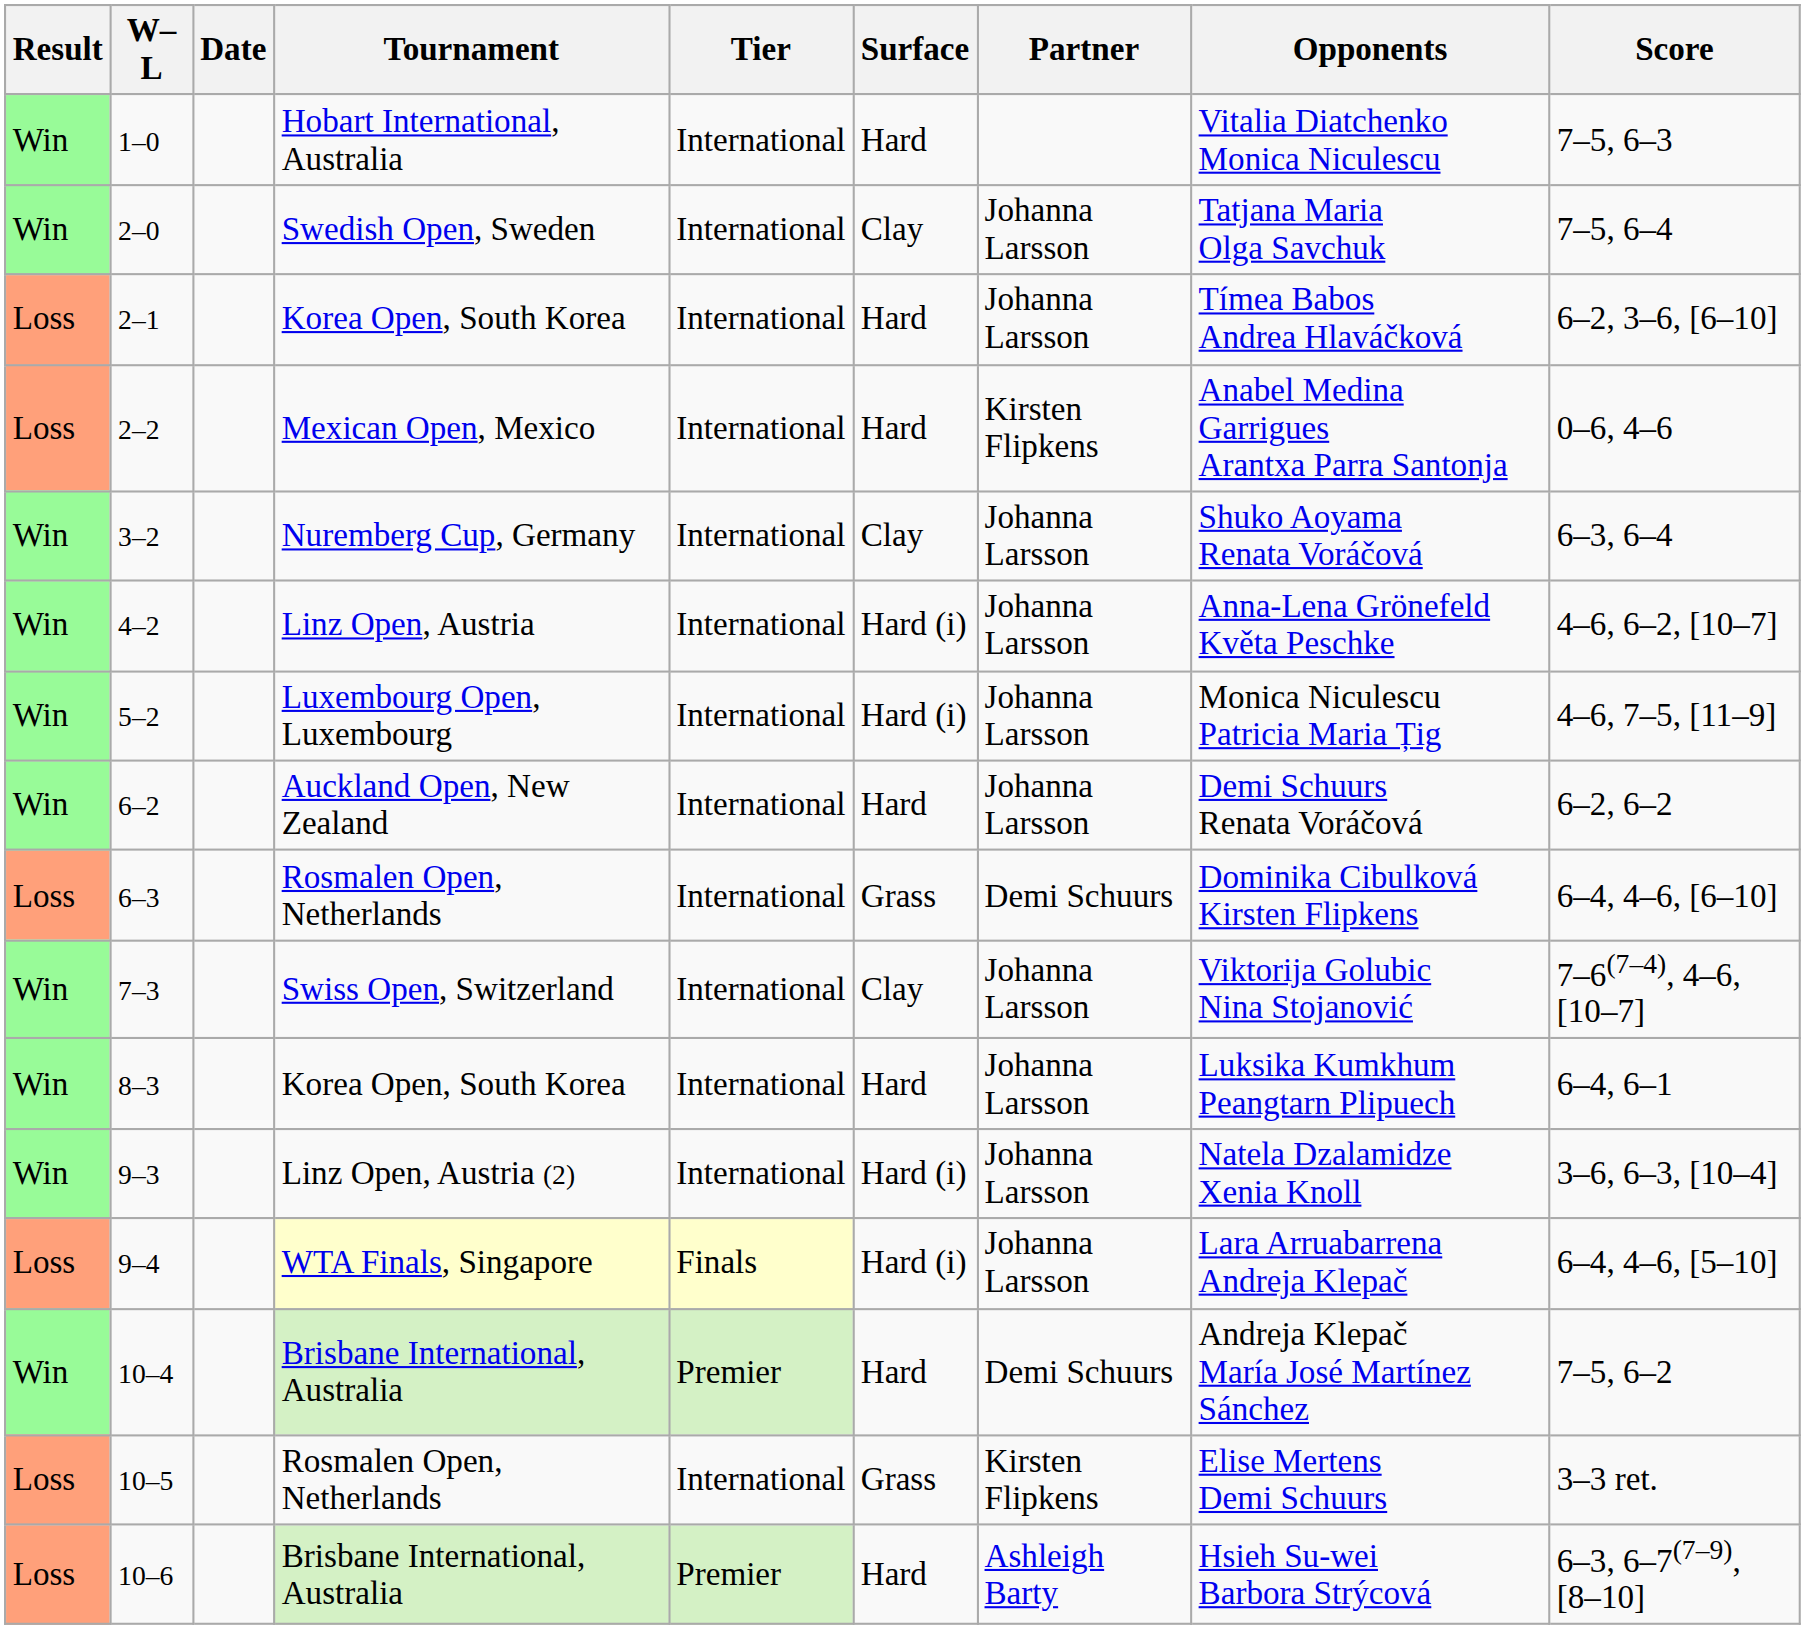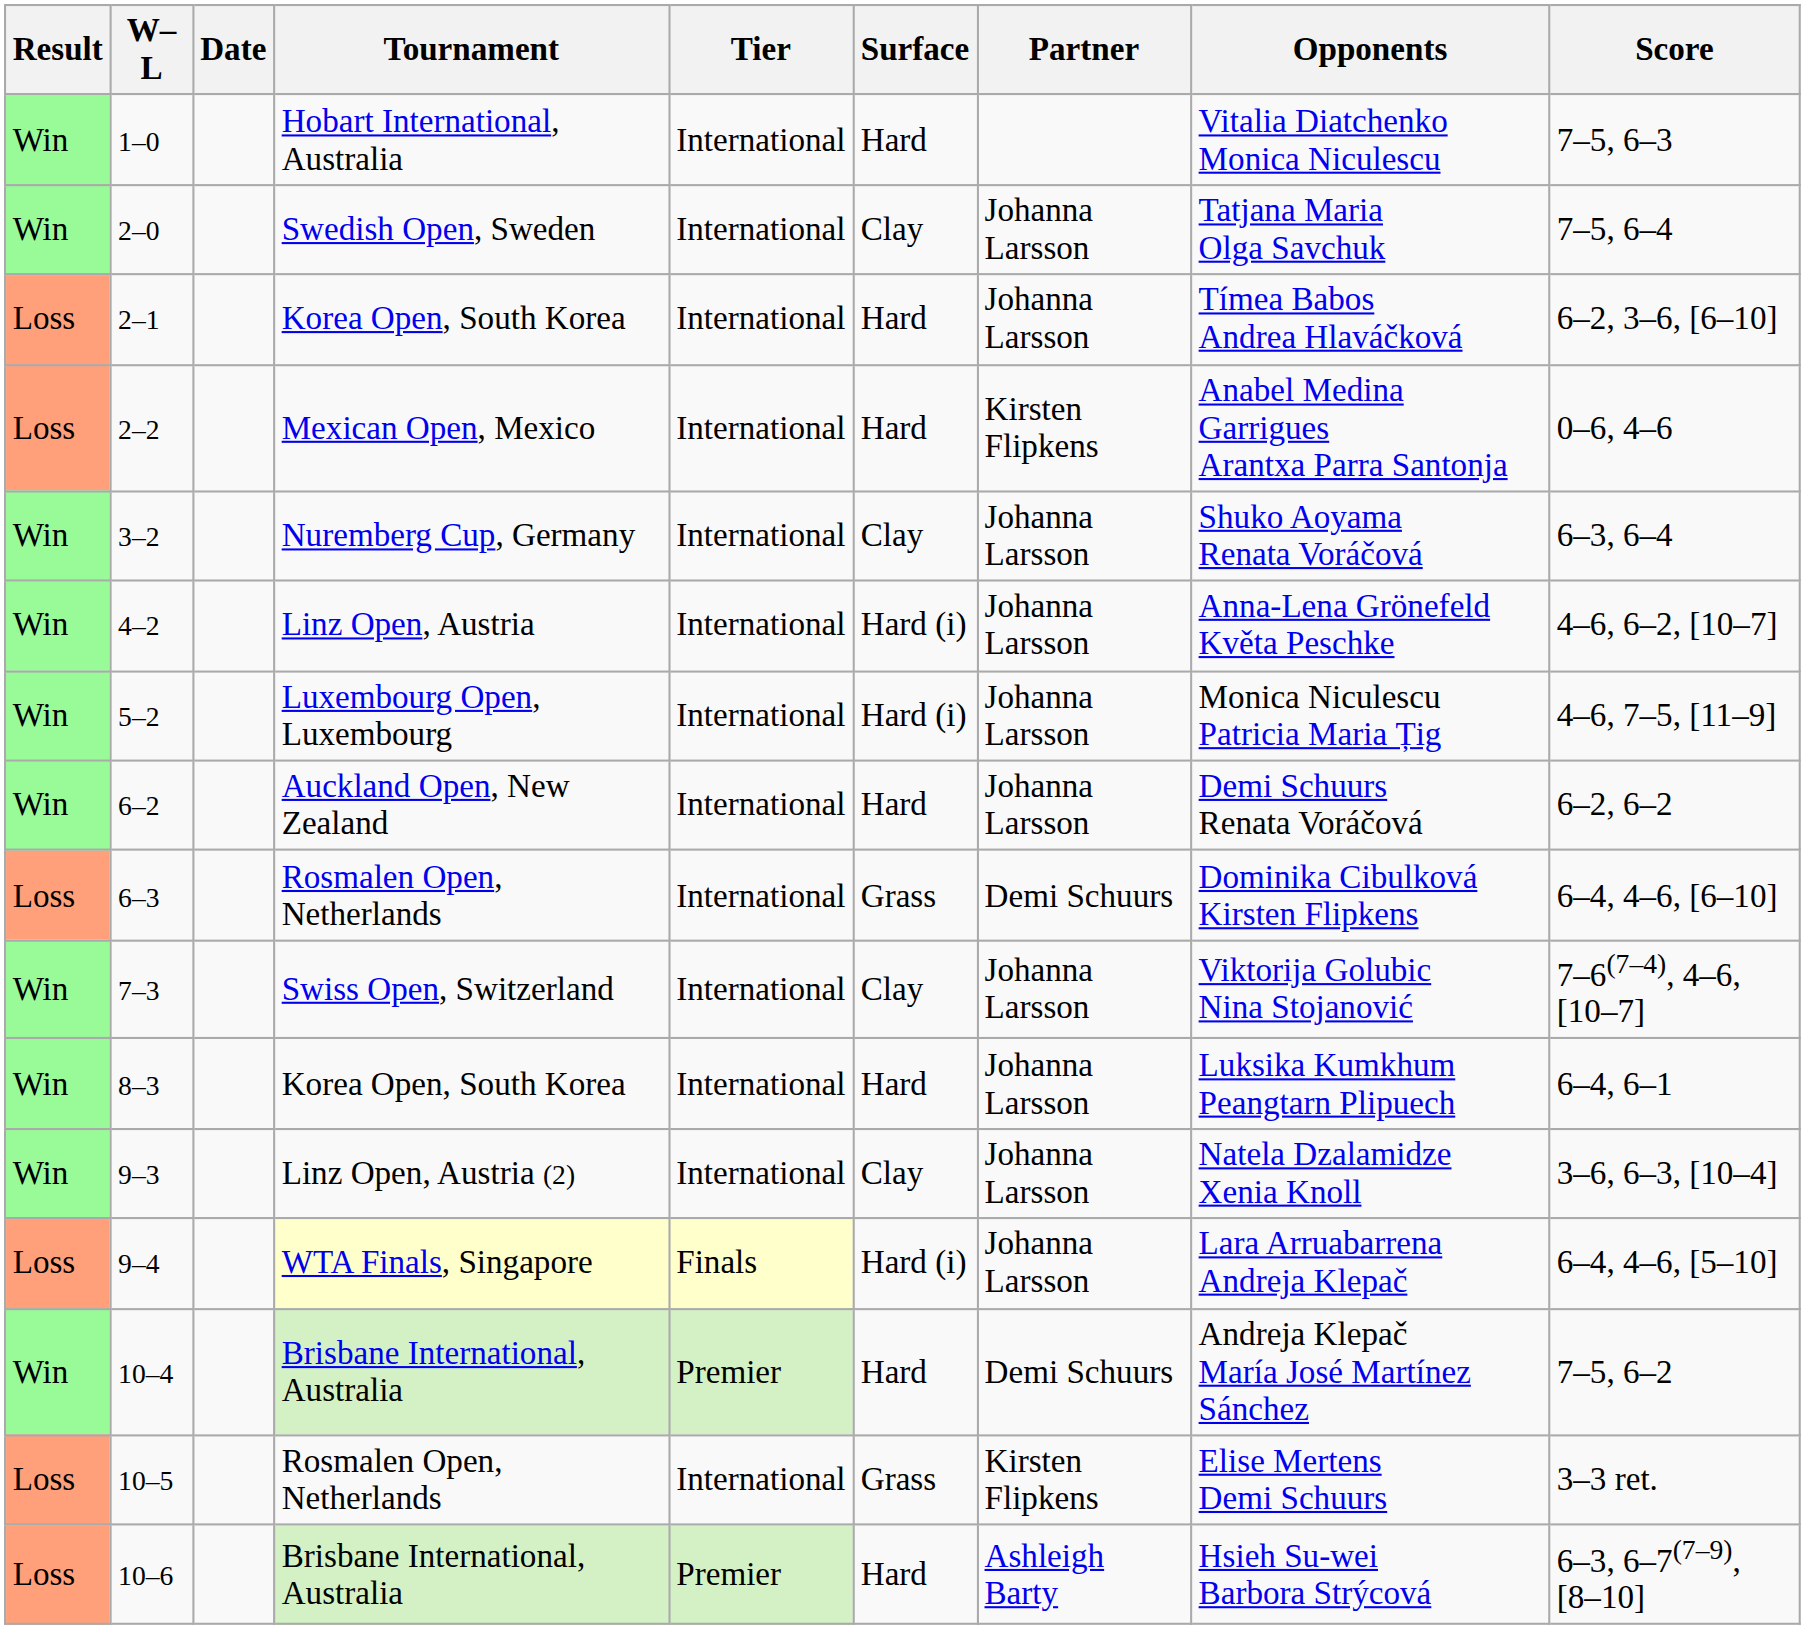(914, 1173) Hard (i) -> (892, 1173) Clay
